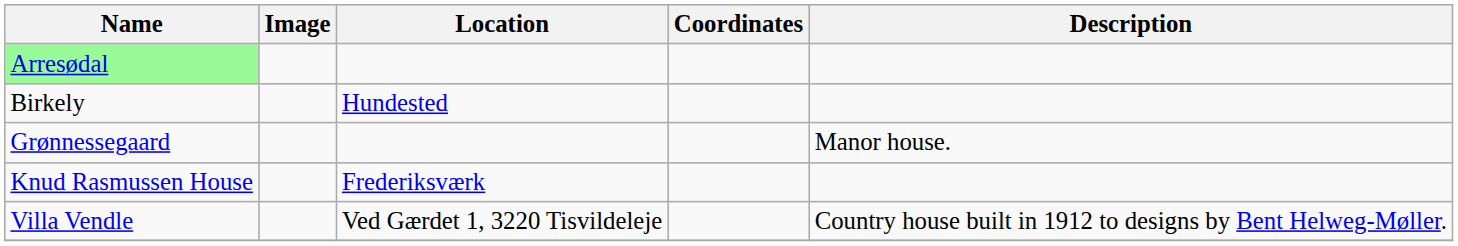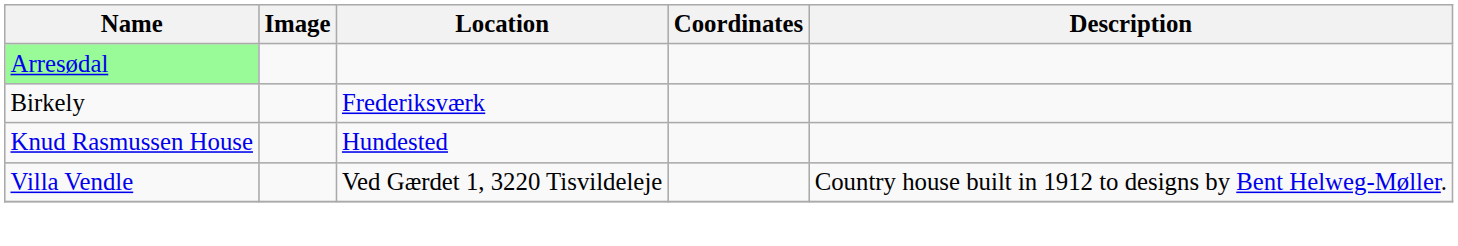(395, 102) Hundested -> (414, 102) Frederiksværk
- row: (90, 142)
(414, 181) Frederiksværk -> (395, 142) Hundested
